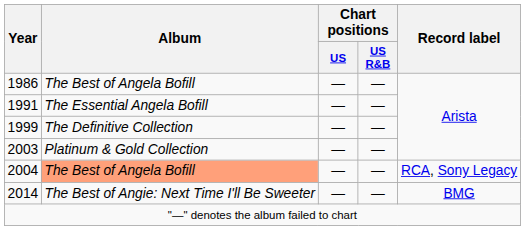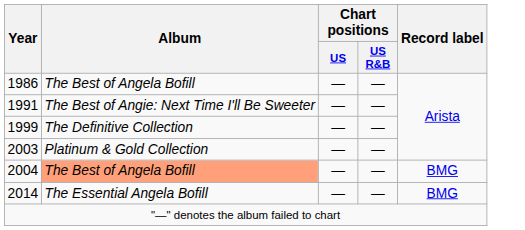(126, 105) The Essential Angela Bofill -> (180, 105) The Best of Angie: Next Time I'll Be Sweeter
(459, 171) RCA, Sony Legacy -> (442, 171) BMG
(180, 193) The Best of Angie: Next Time I'll Be Sweeter -> (126, 193) The Essential Angela Bofill
